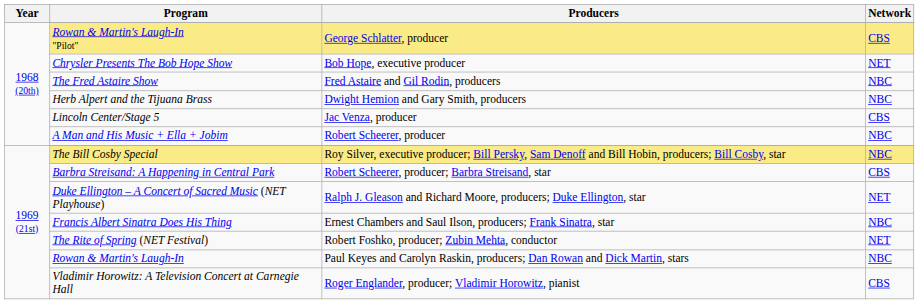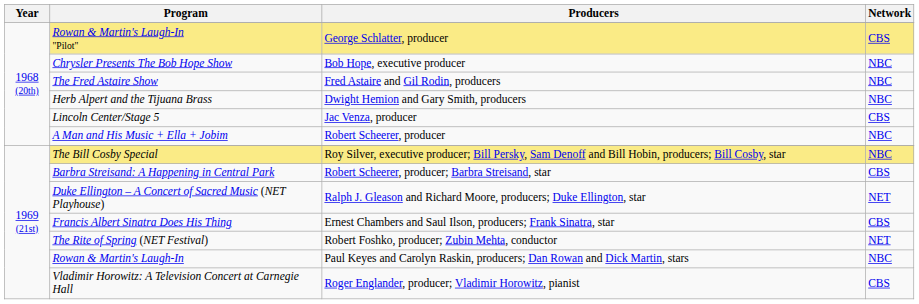(879, 63) NET -> (880, 63) NBC
(880, 222) NBC -> (879, 222) CBS
